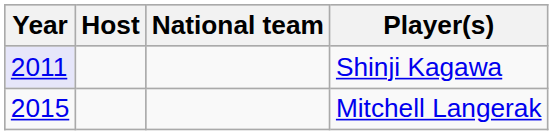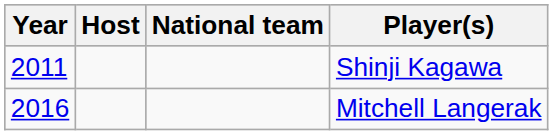(39, 66) lavender background -> (39, 66) no background
(40, 108) 2015 -> (40, 108) 2016
